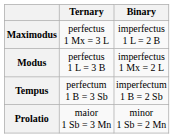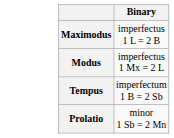- column: (86, 12)
